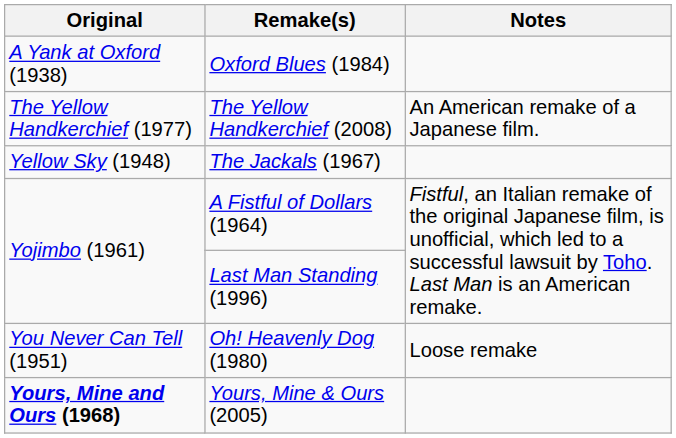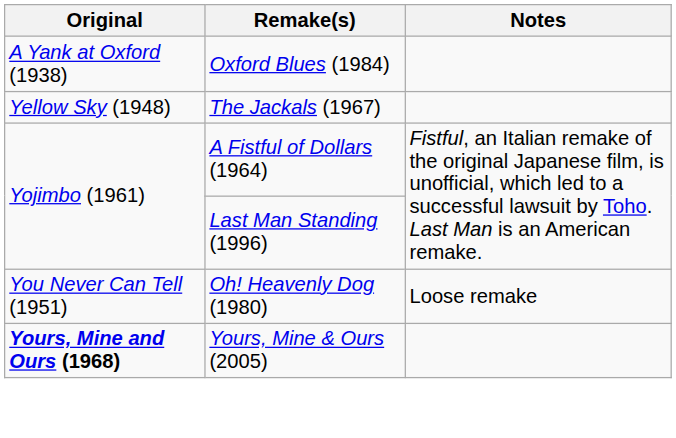- row: (301, 118)
